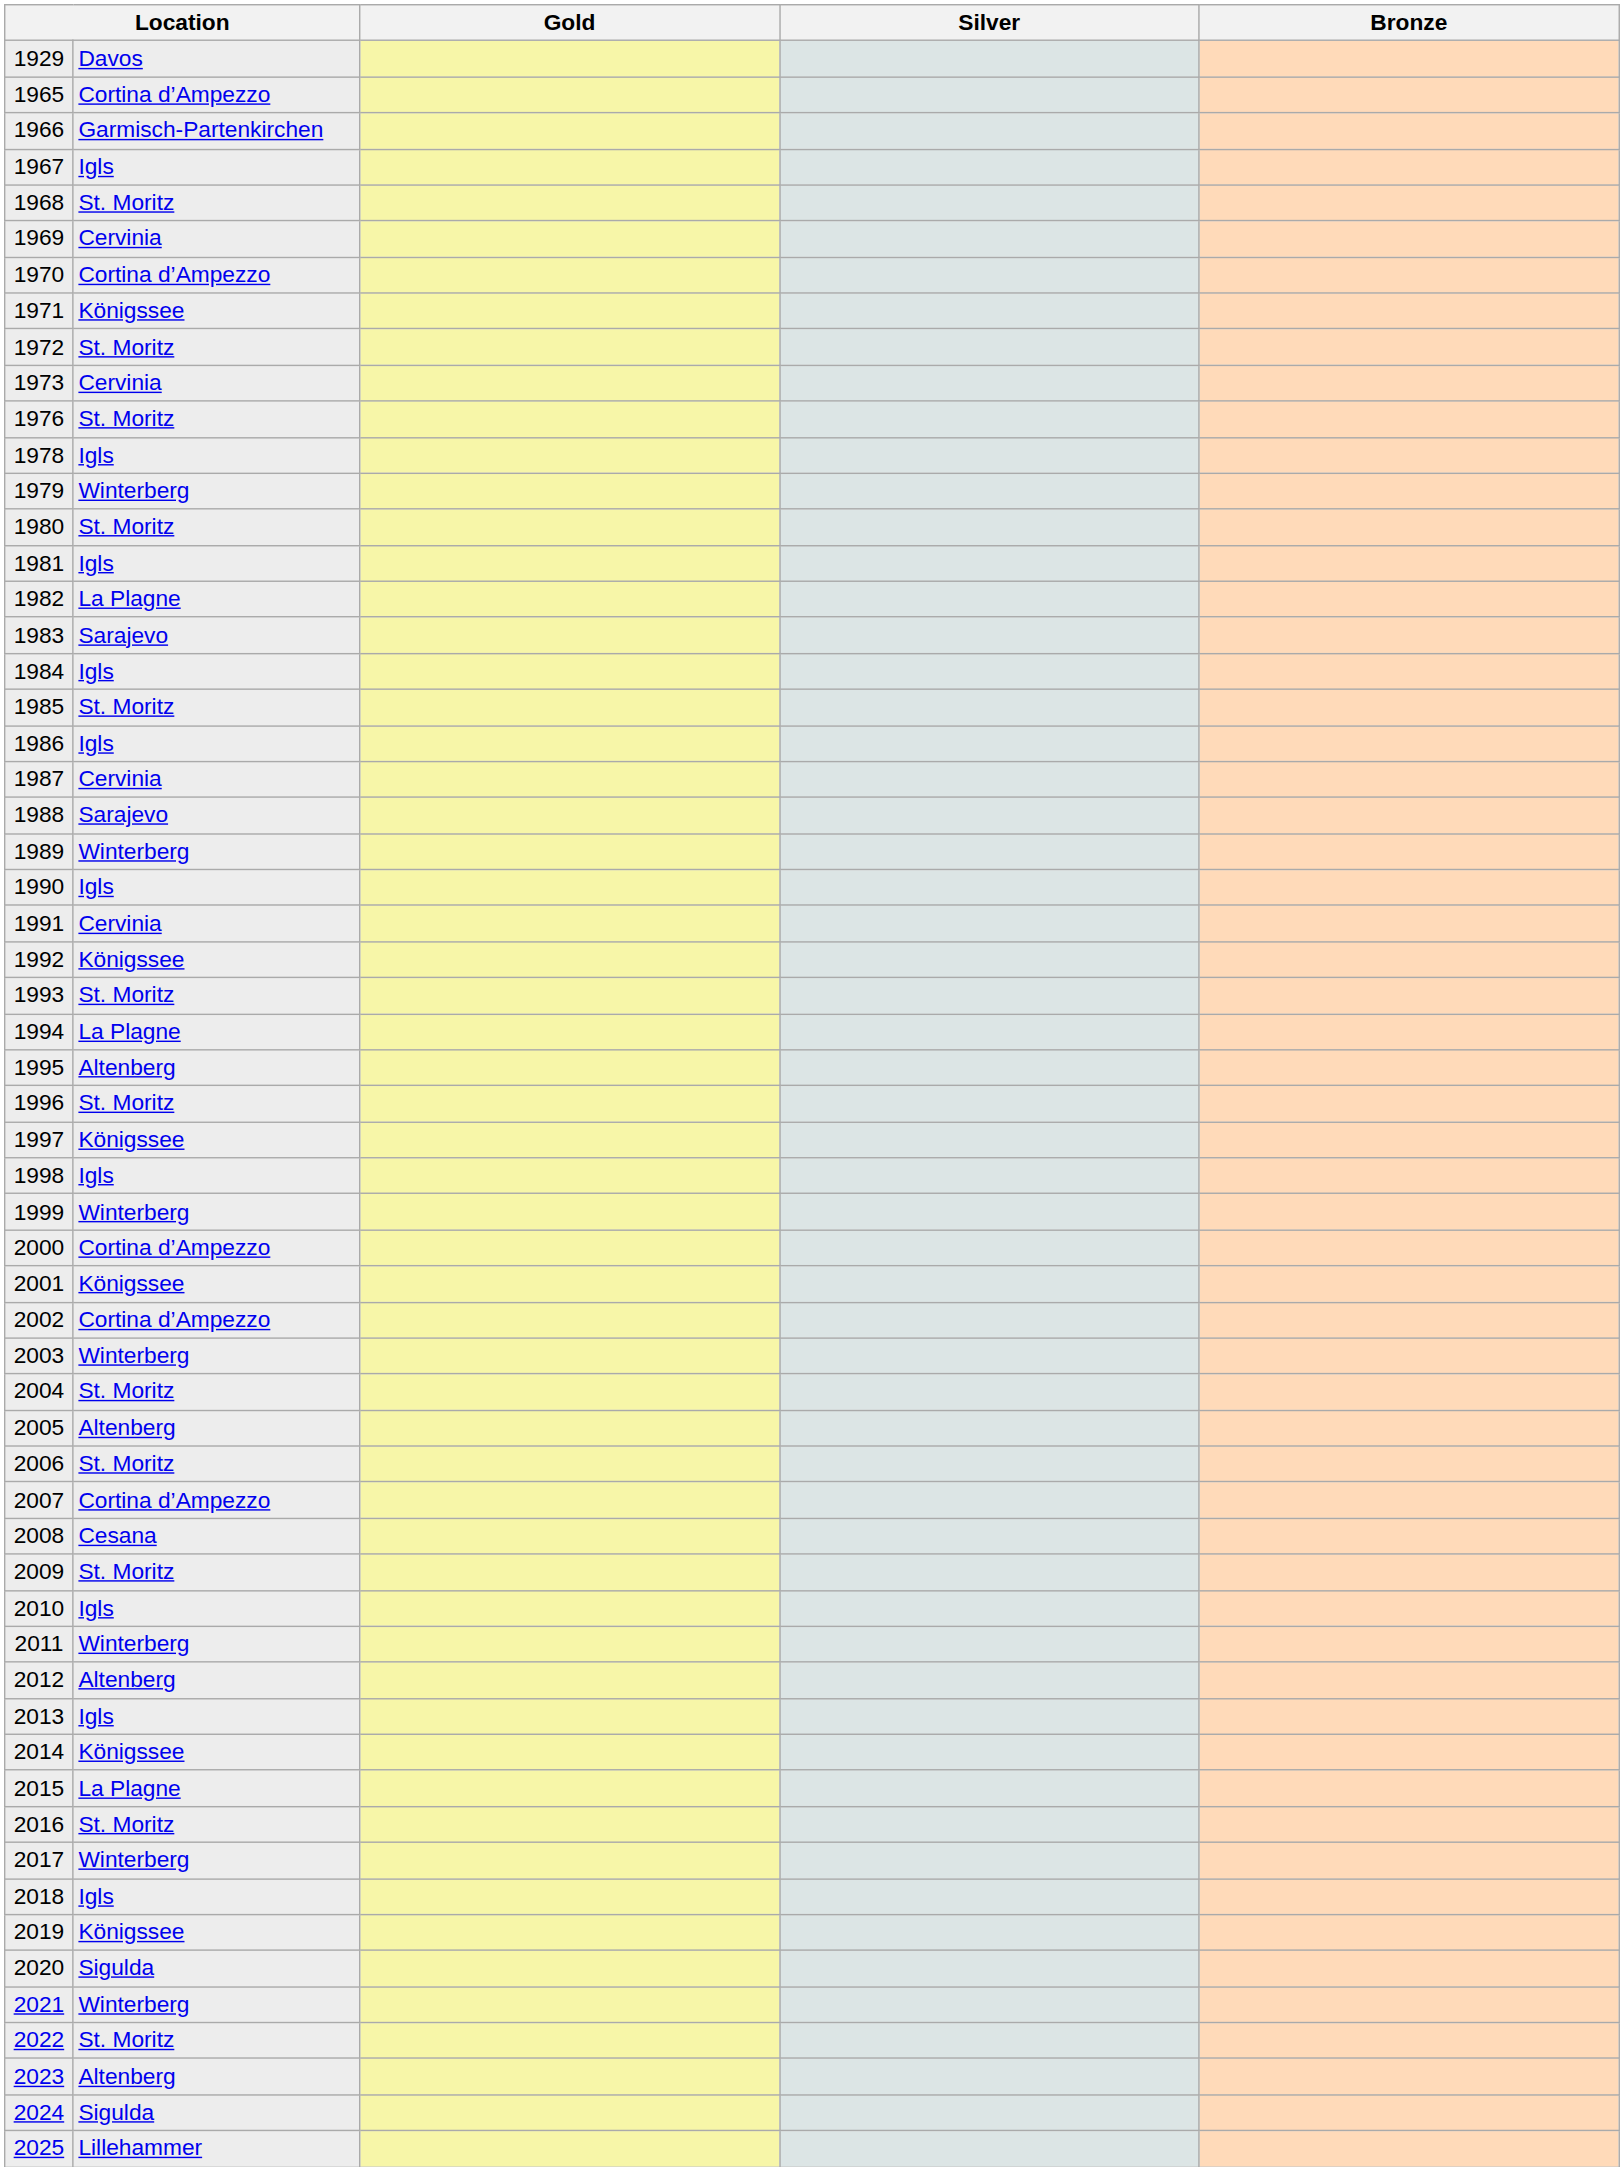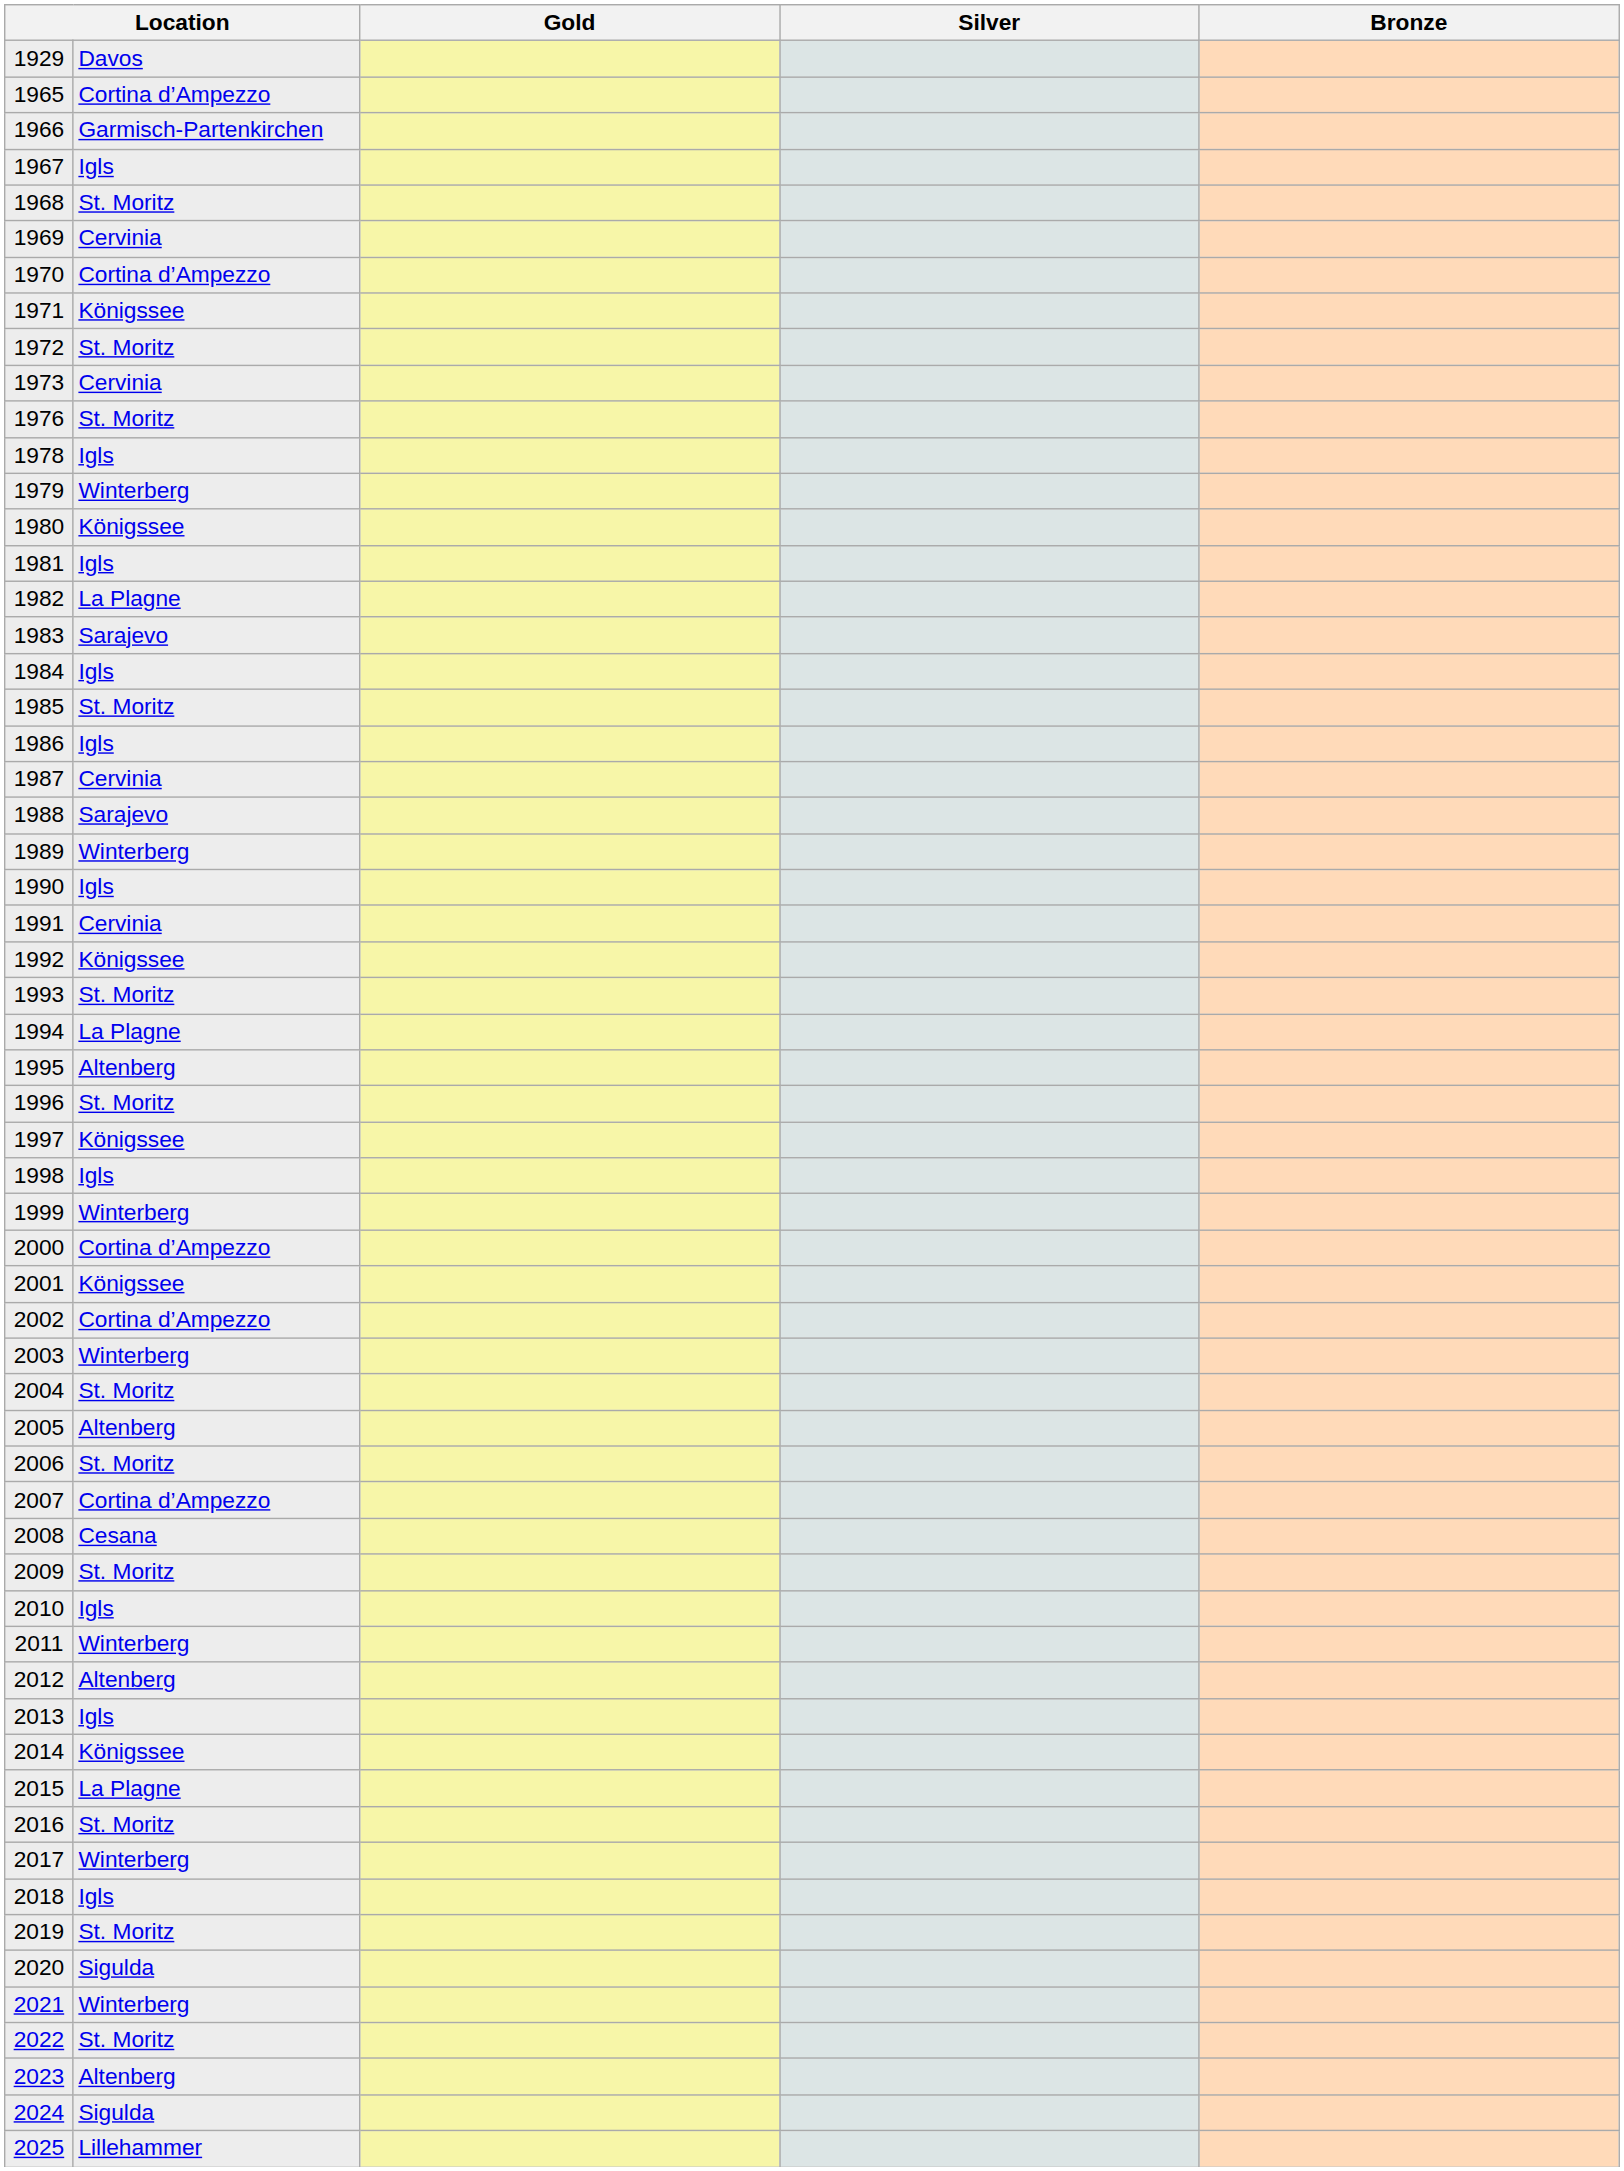(126, 526) St. Moritz -> (131, 526) Königssee
(131, 1932) Königssee -> (126, 1932) St. Moritz
